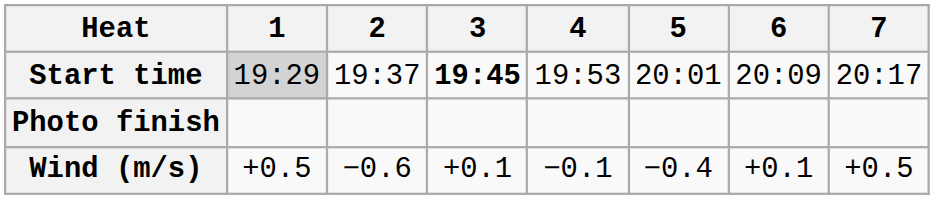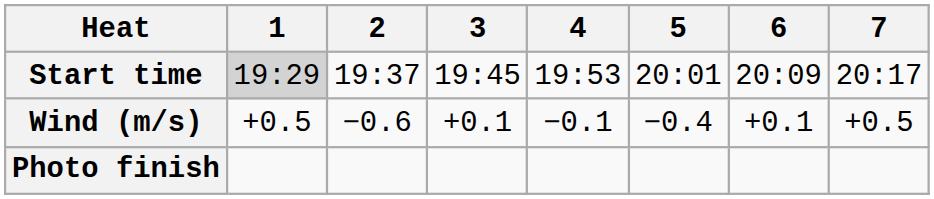(478, 76) bold -> (478, 76) normal
rows swapped: (116, 170) <-> (116, 123)
